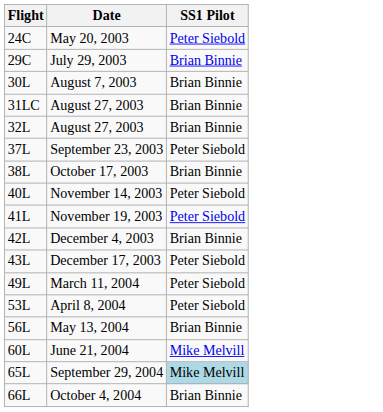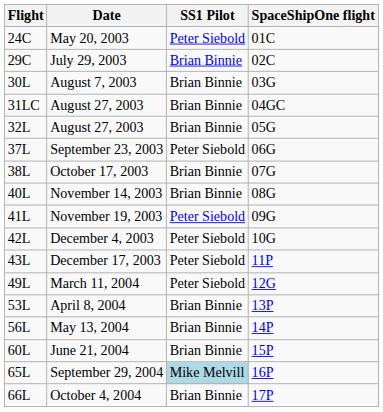+ column: (313, 15)
(207, 194) Peter Siebold -> (206, 194) Brian Binnie
(206, 238) Brian Binnie -> (207, 238) Peter Siebold
(207, 305) Peter Siebold -> (206, 305) Brian Binnie
(207, 350) Mike Melvill -> (206, 350) Brian Binnie
